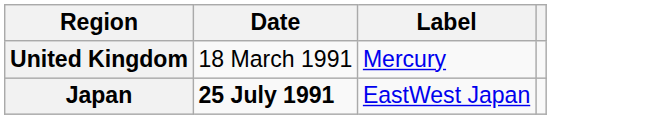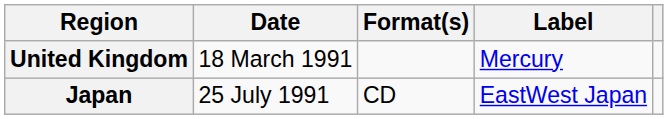+ column: (416, 22)
(266, 95) bold -> (264, 95) normal
